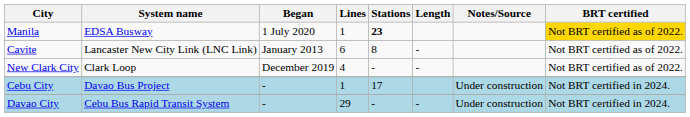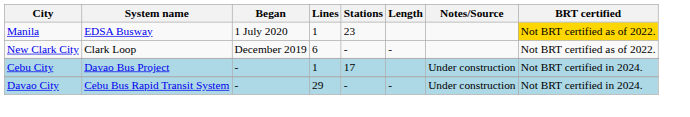(377, 31) bold -> (349, 31) normal
- row: (22, 49)
(342, 67) 4 -> (315, 49) 6
